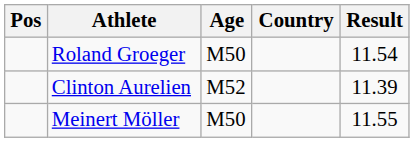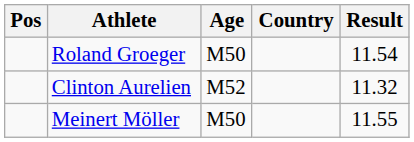(375, 86) 11.39 -> (375, 86) 11.32
